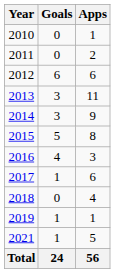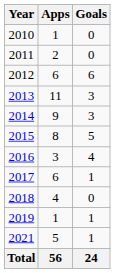columns swapped: (93, 14) <-> (57, 14)
